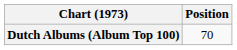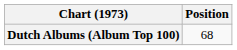(207, 34) 70 -> (207, 34) 68
